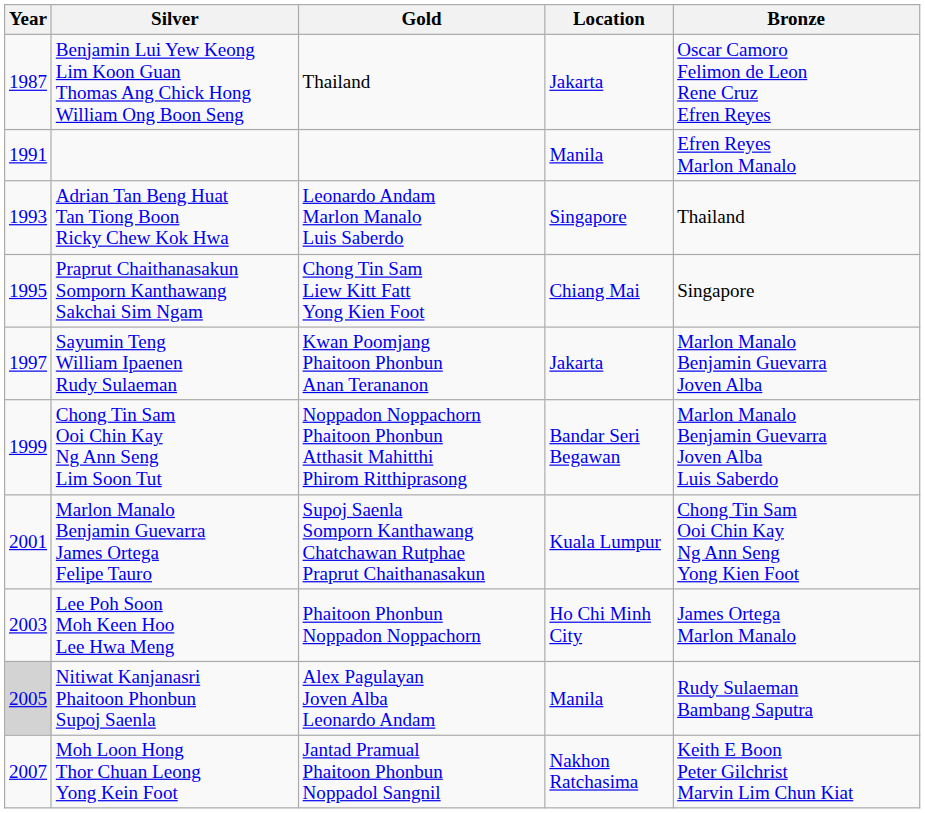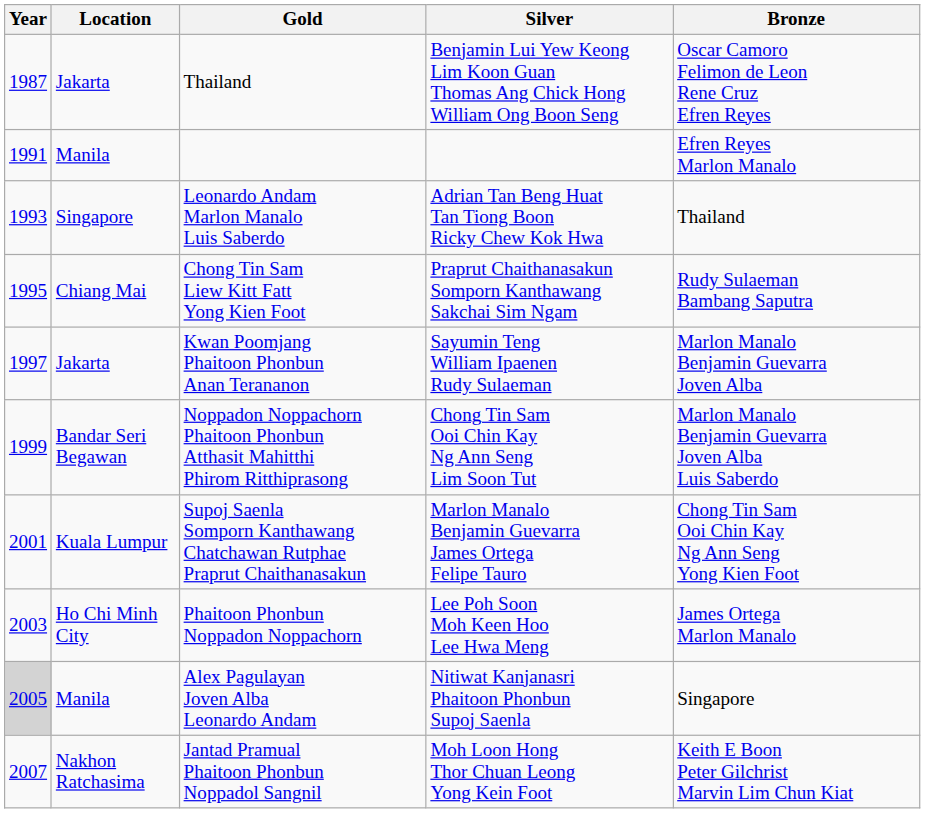columns swapped: (609, 19) <-> (175, 19)
(716, 290) Singapore -> (745, 290) Rudy Sulaeman Bambang Saputra
(745, 698) Rudy Sulaeman Bambang Saputra -> (716, 698) Singapore
